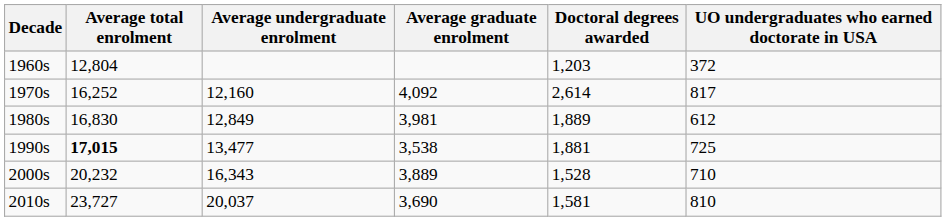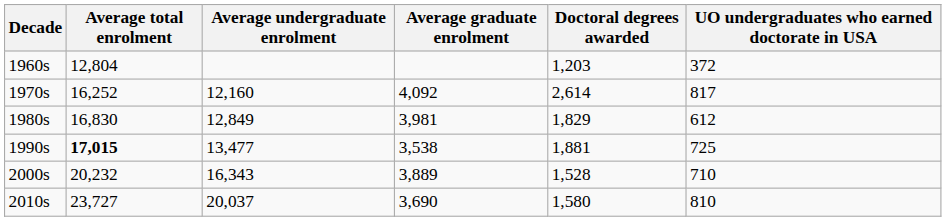(571, 119) 1,889 -> (571, 119) 1,829
(571, 202) 1,581 -> (571, 202) 1,580
